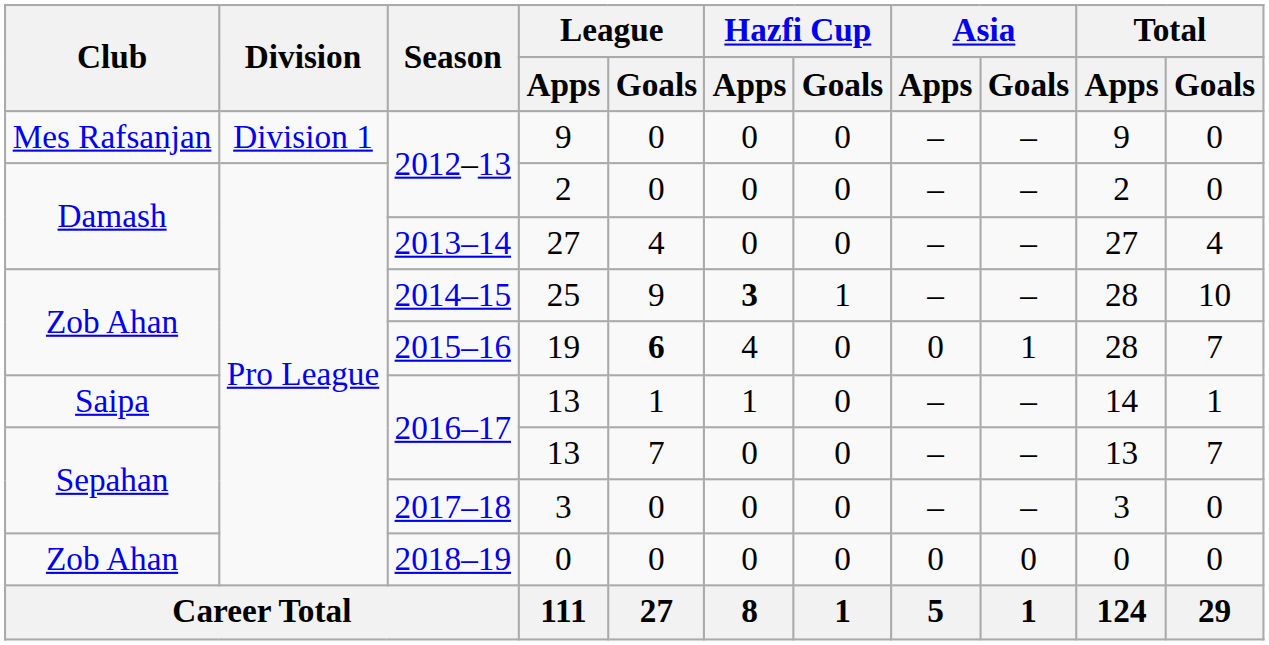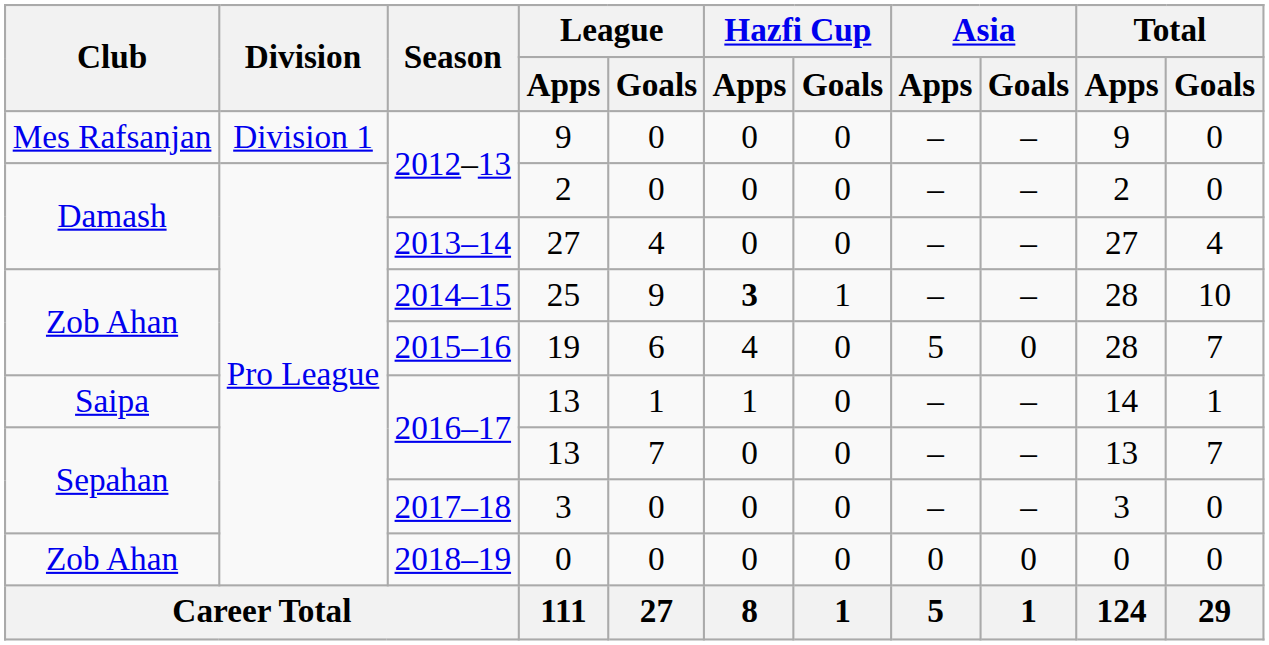(656, 347) bold -> (656, 347) normal
(936, 347) 0 -> (936, 347) 5
(1029, 347) 1 -> (1029, 347) 0
